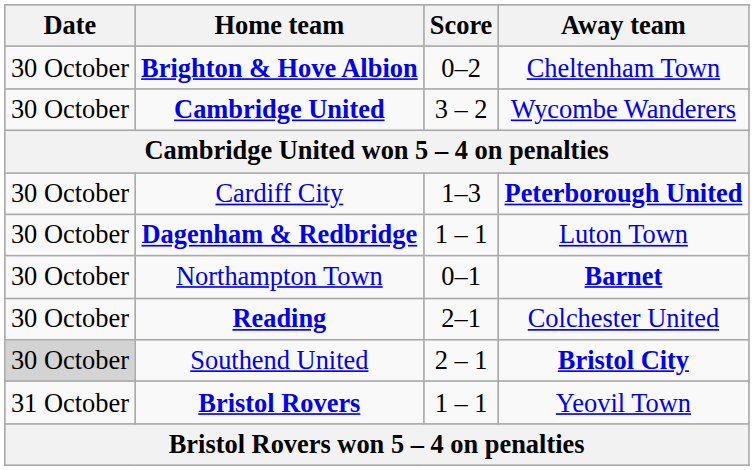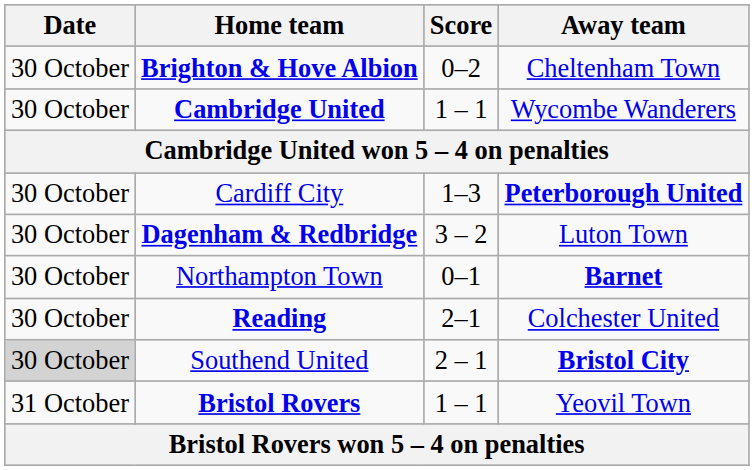(461, 109) 3 – 2 -> (461, 109) 1 – 1
(461, 234) 1 – 1 -> (461, 234) 3 – 2
